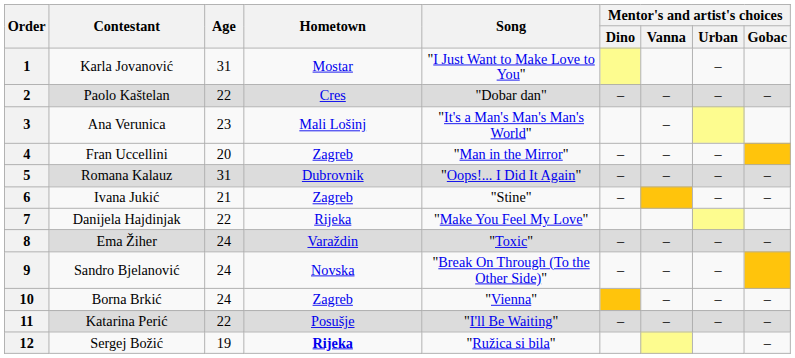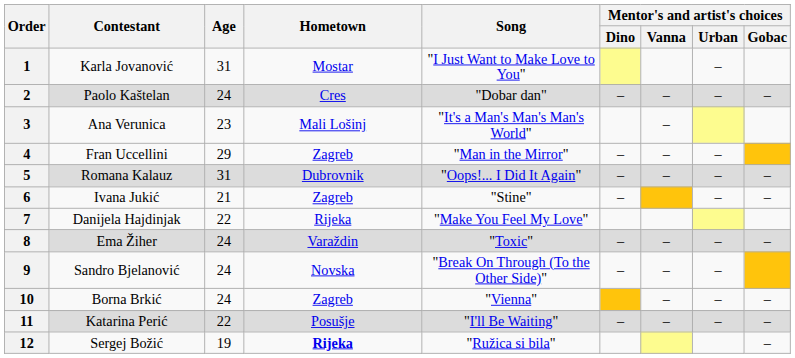(224, 96) 22 -> (224, 96) 24
(224, 154) 20 -> (224, 154) 29
